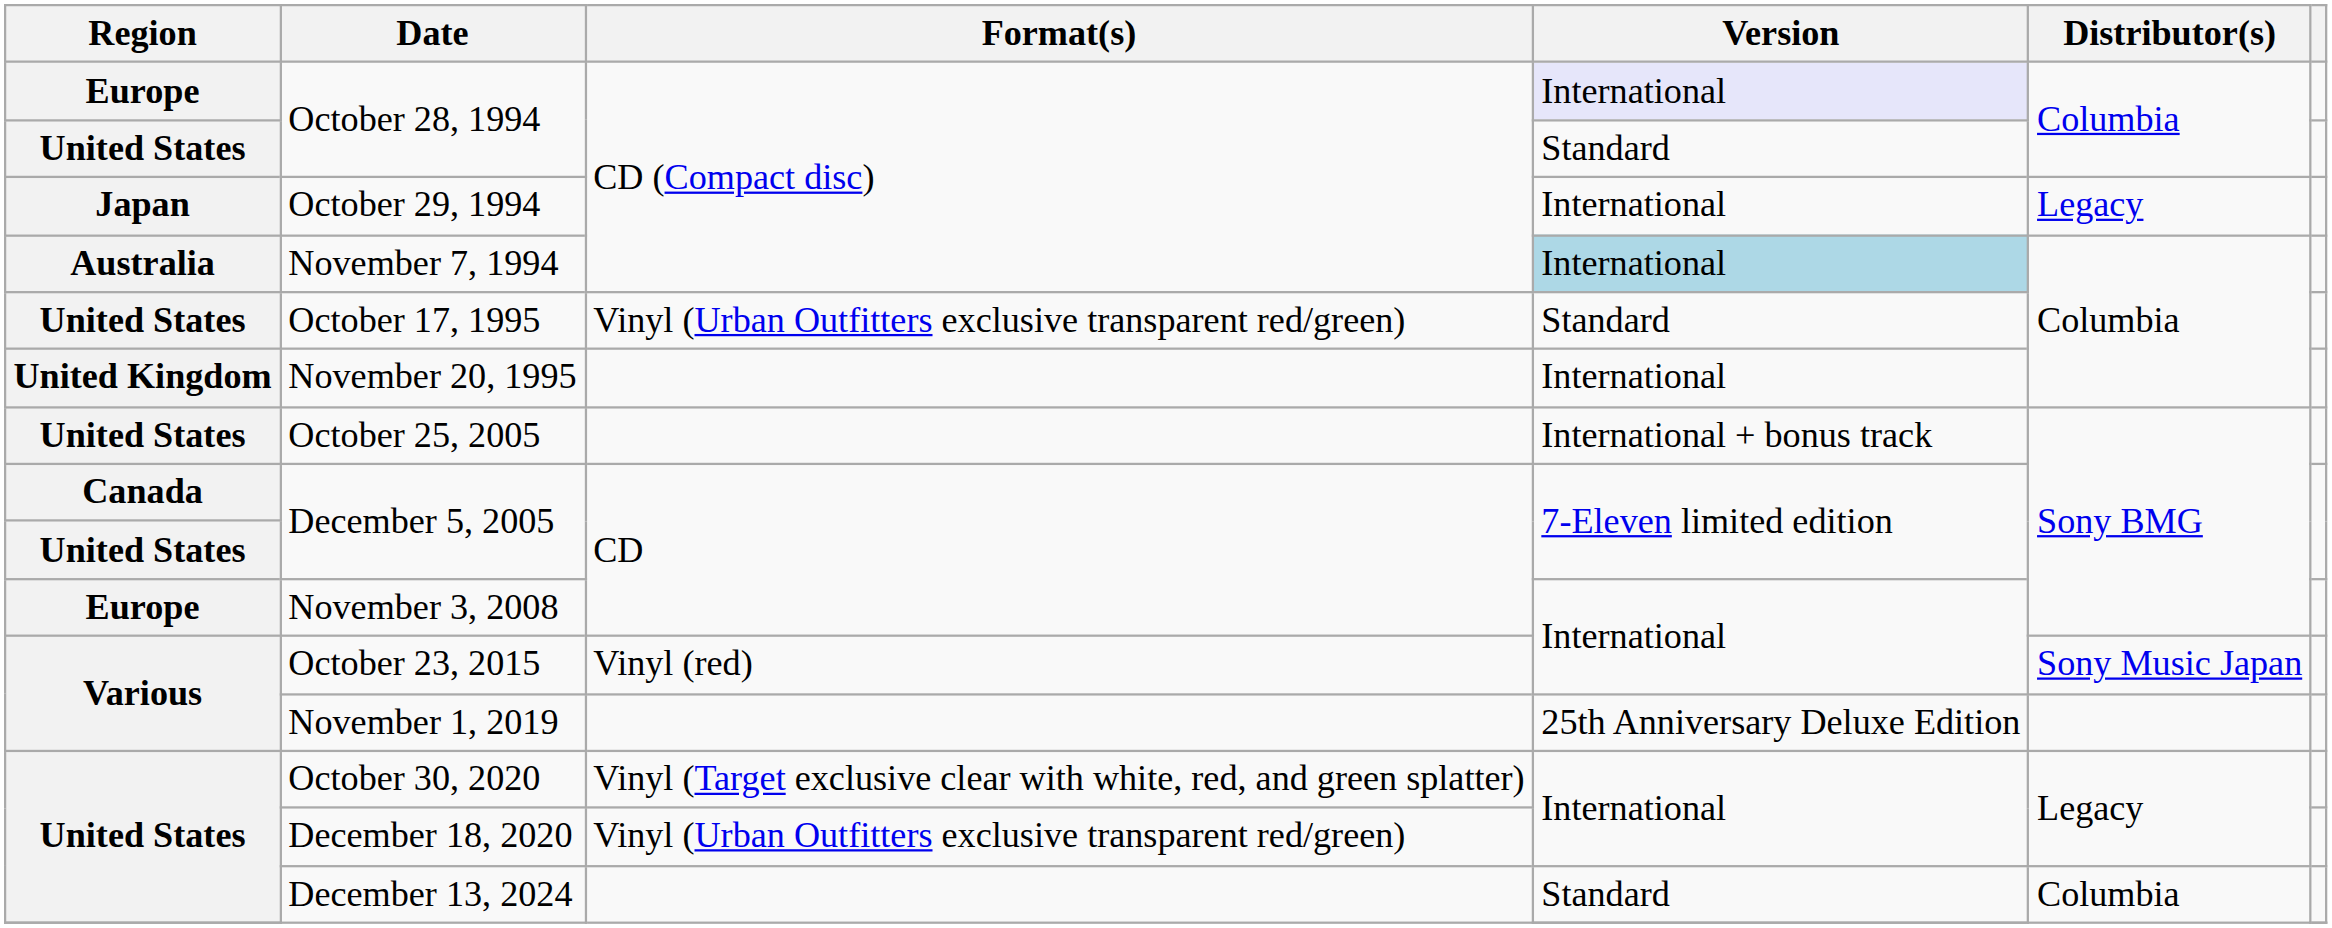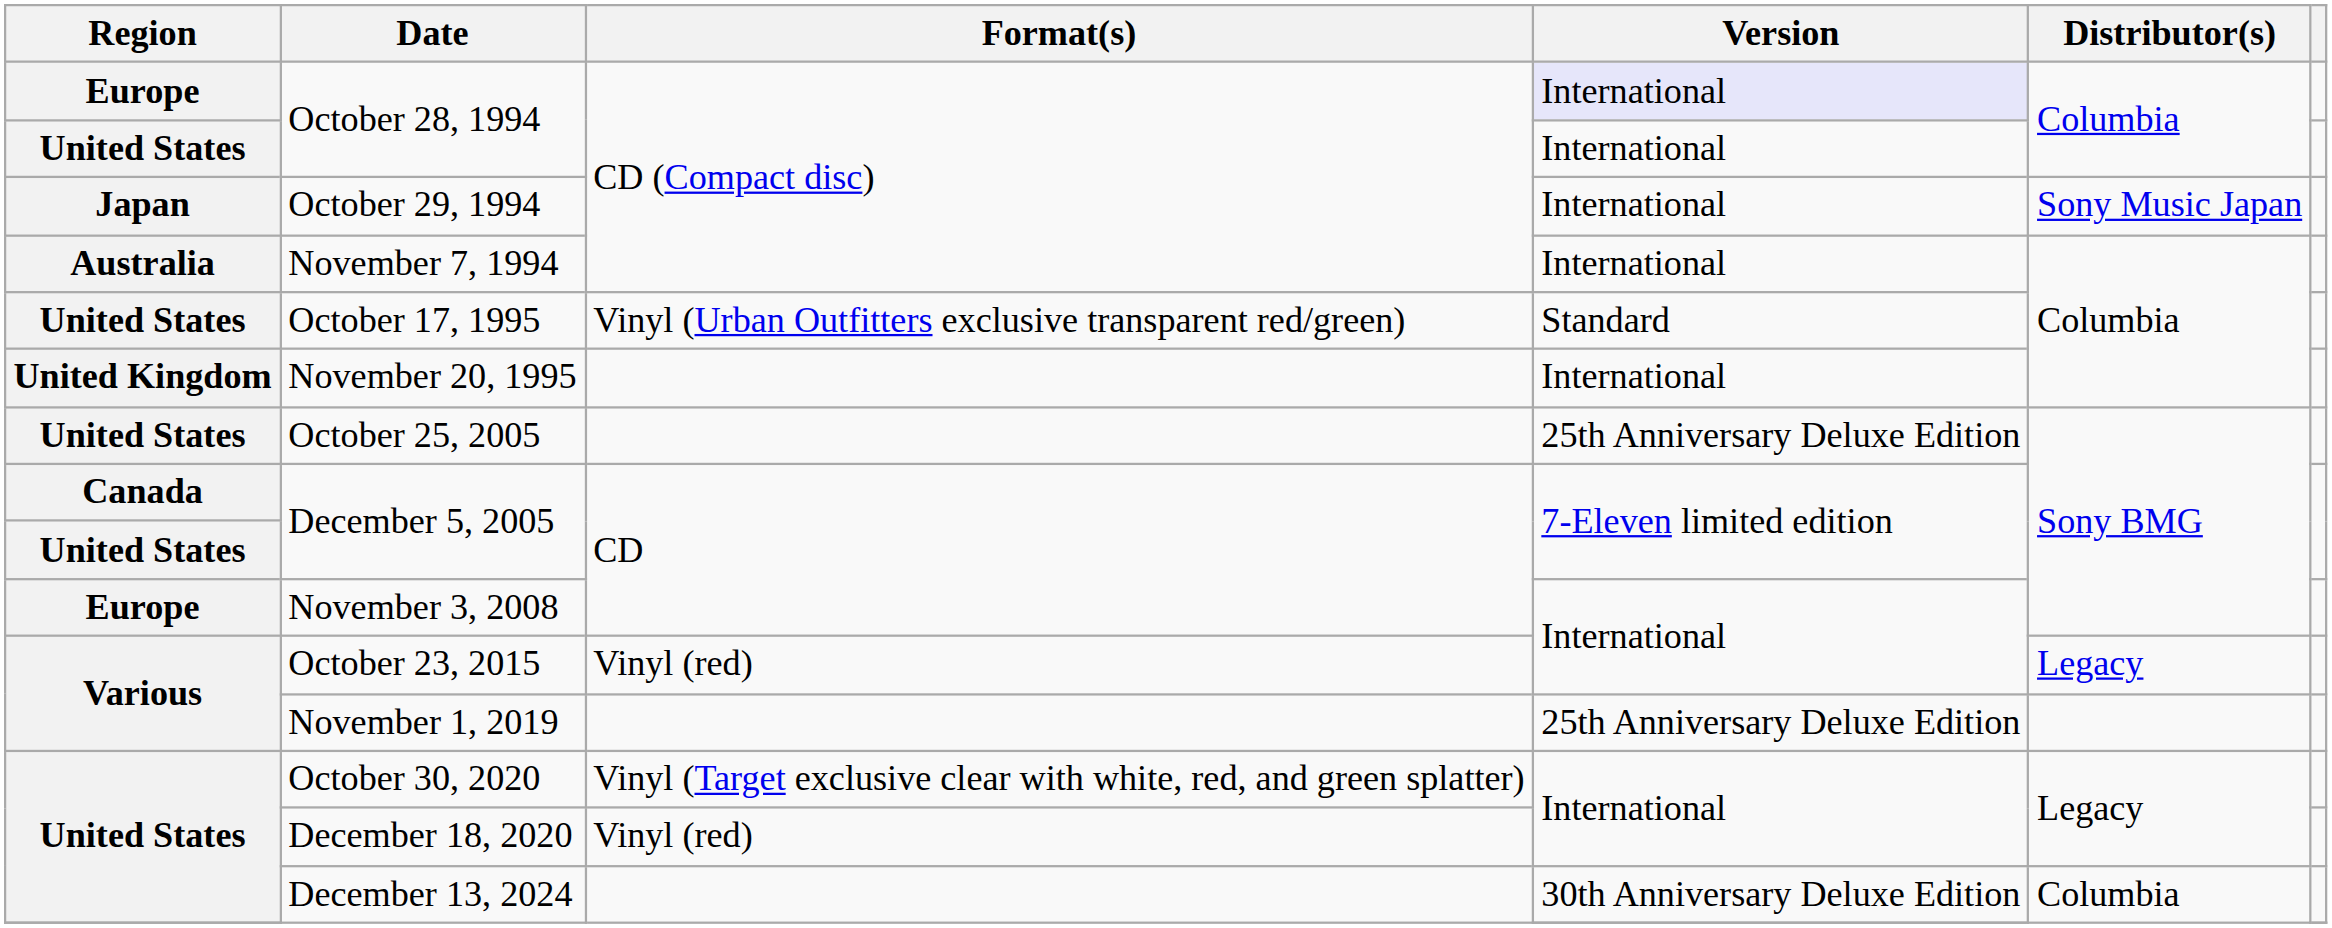(1606, 147) Standard -> (1634, 147) International
(2090, 205) Legacy -> (2170, 205) Sony Music Japan
(1634, 262) lightblue background -> (1634, 262) no background
(1737, 434) International + bonus track -> (1781, 434) 25th Anniversary Deluxe Edition
(2170, 663) Sony Music Japan -> (2090, 663) Legacy
(999, 836) Vinyl (Urban Outfitters exclusive transparent red/green) -> (673, 836) Vinyl (red)
(1606, 893) Standard -> (1781, 893) 30th Anniversary Deluxe Edition
